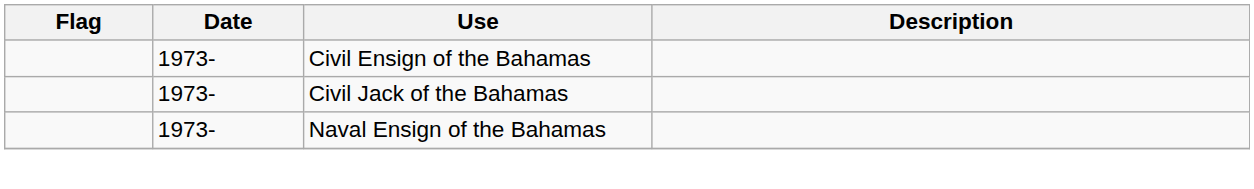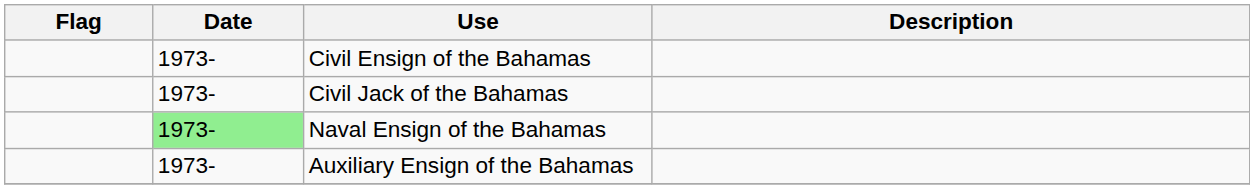(187, 129) no background -> (187, 129) lightgreen background
+ row: (471, 165)
